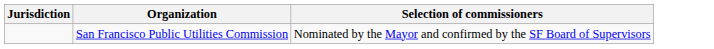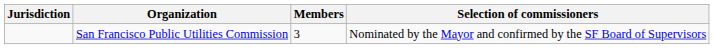+ column: (319, 14)
